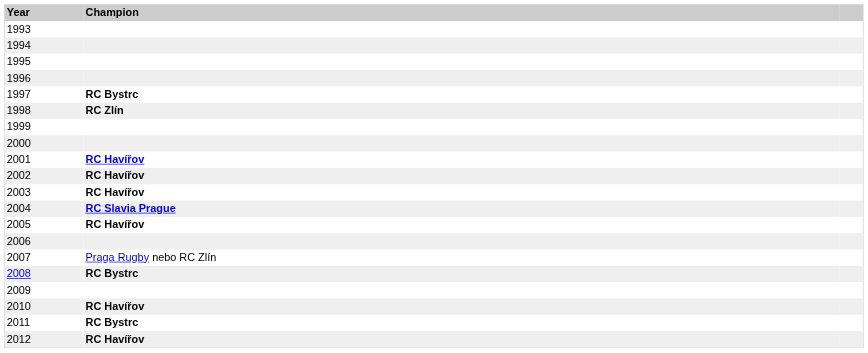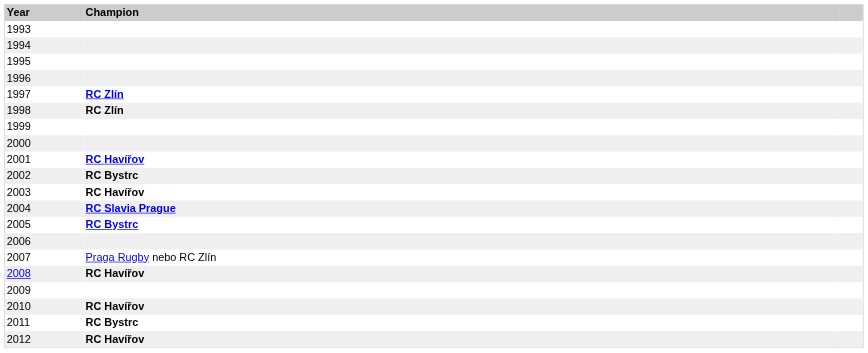(112, 94) RC Bystrc -> (105, 94) RC Zlín
(115, 176) RC Havířov -> (112, 176) RC Bystrc
(115, 225) RC Havířov -> (112, 225) RC Bystrc
(112, 274) RC Bystrc -> (115, 274) RC Havířov
